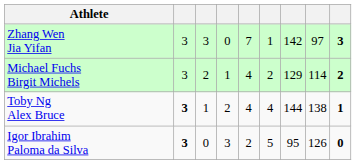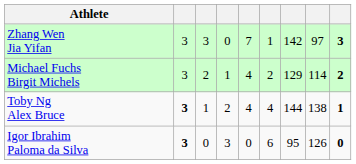(249, 142) 2 -> (249, 142) 0
(270, 142) 5 -> (270, 142) 6
